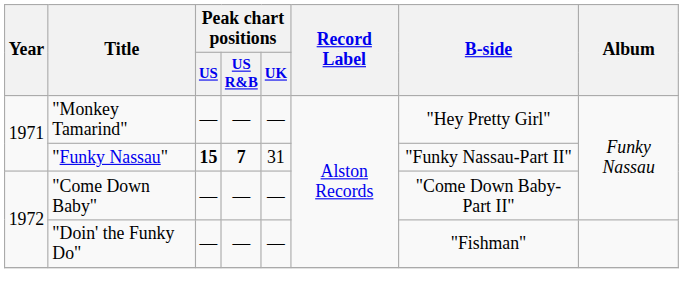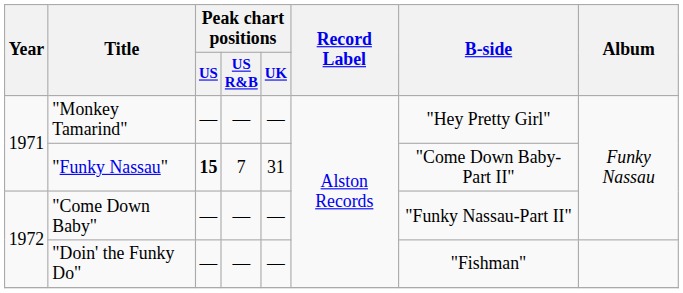(241, 157) bold -> (241, 167) normal
(489, 157) "Funky Nassau-Part II" -> (489, 167) "Come Down Baby-Part II"
(489, 195) "Come Down Baby-Part II" -> (489, 215) "Funky Nassau-Part II"
